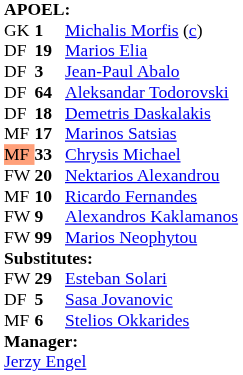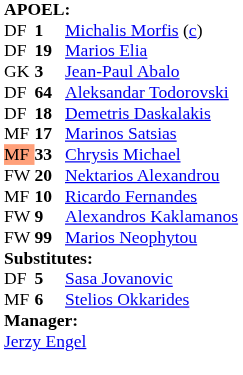(17, 30) GK -> (15, 30) DF
(15, 71) DF -> (17, 71) GK
- row: (116, 278)
